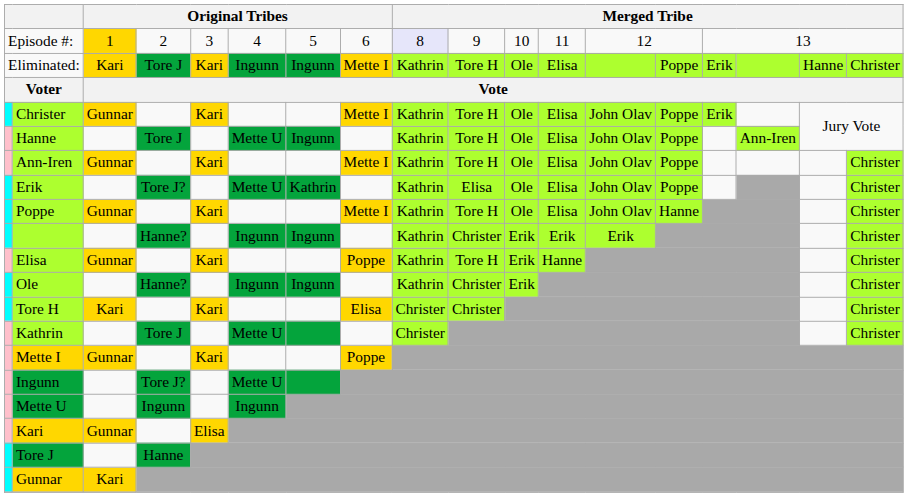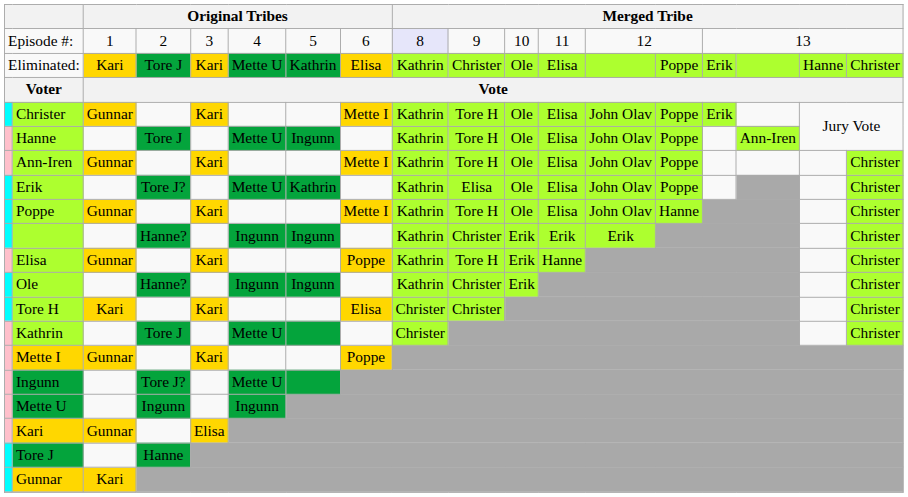(110, 41) gold background -> (110, 41) no background
(257, 65) Ingunn -> (257, 65) Mette U
(313, 65) Ingunn -> (313, 65) Kathrin
(366, 65) Mette I -> (366, 65) Elisa
(477, 65) Tore H -> (477, 65) Christer
